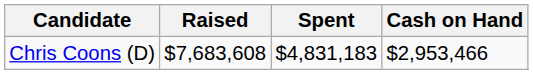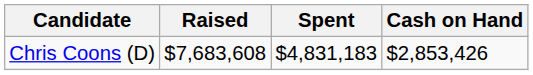(437, 52) $2,953,466 -> (437, 52) $2,853,426
